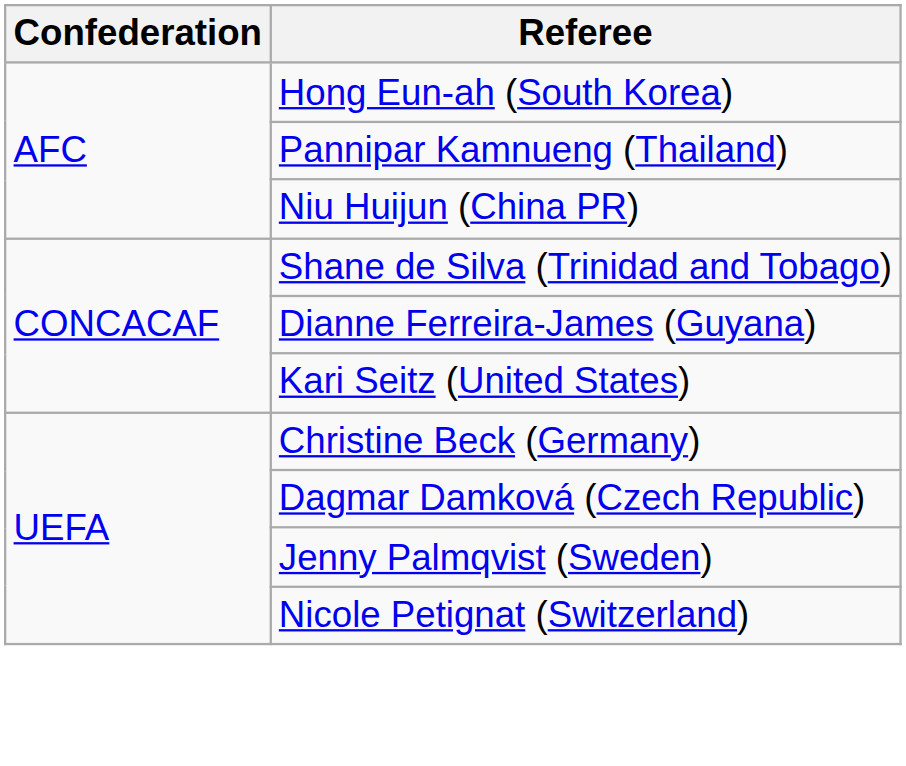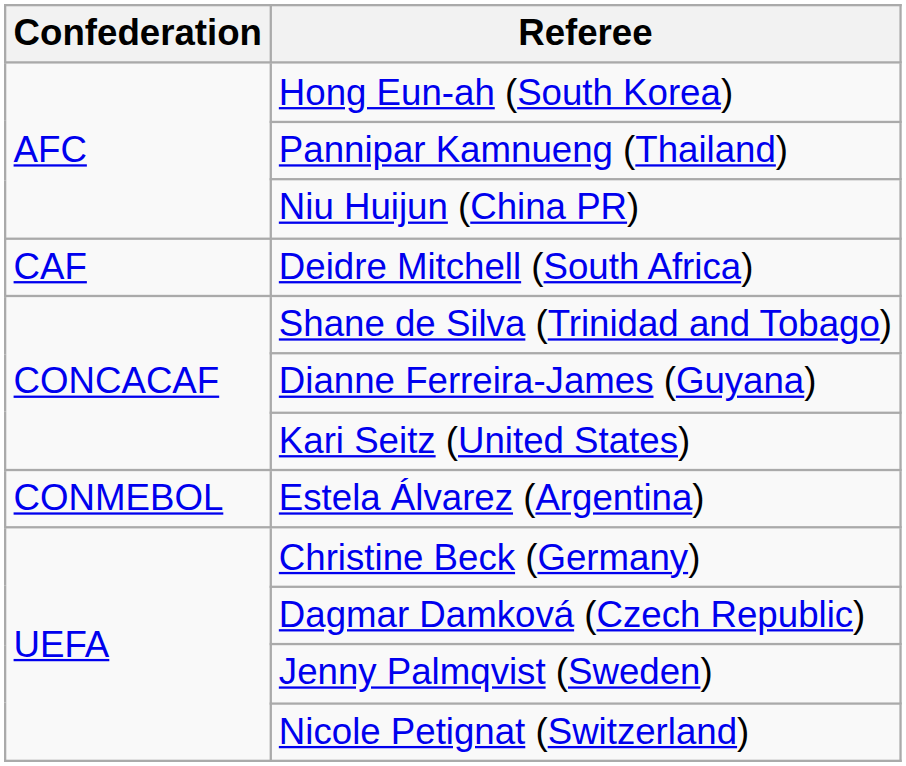+ row: (516, 265)
+ row: (492, 498)
